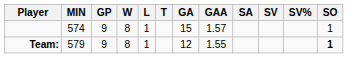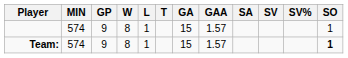(76, 45) 579 -> (76, 45) 574
(186, 45) 12 -> (186, 45) 15
(216, 45) 1.55 -> (216, 45) 1.57
